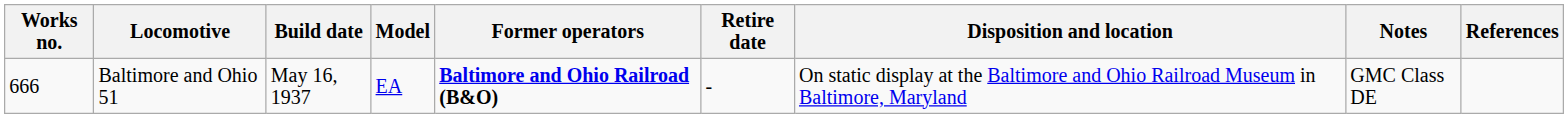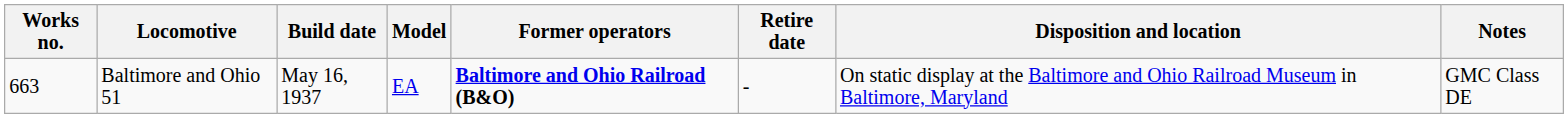- column: (1512, 31)
(24, 85) 666 -> (24, 85) 663
